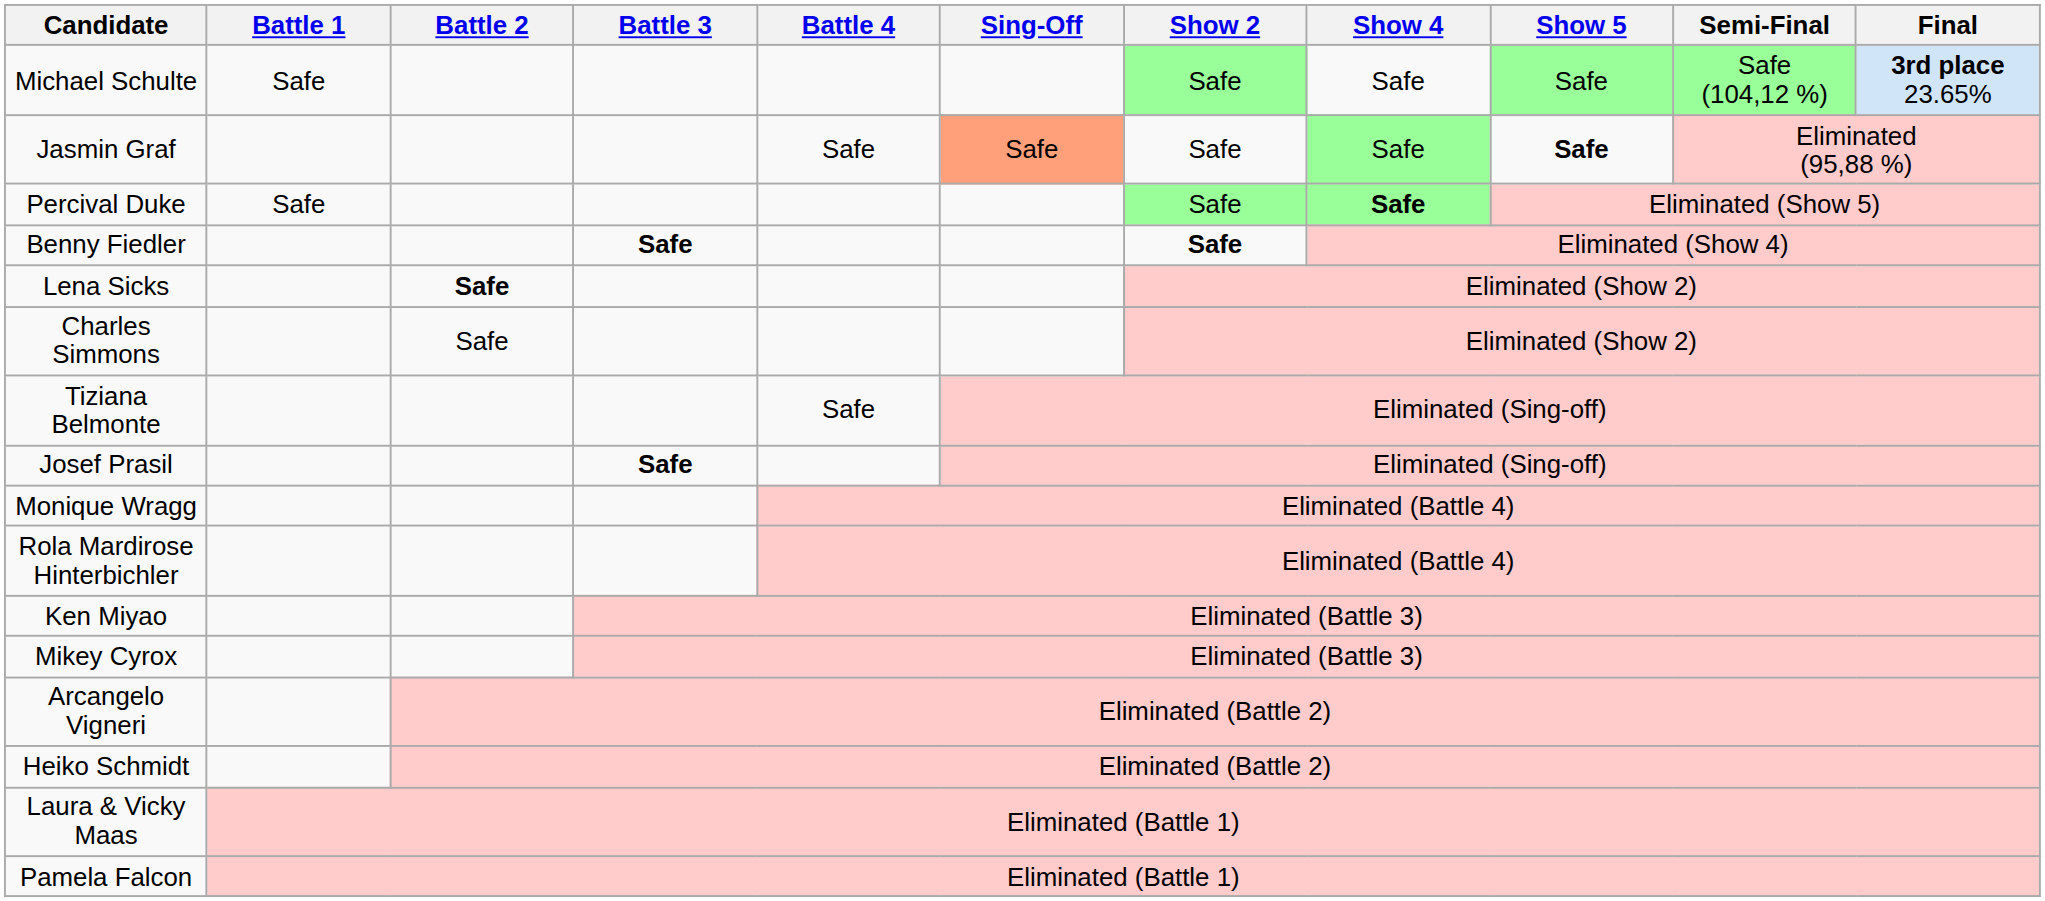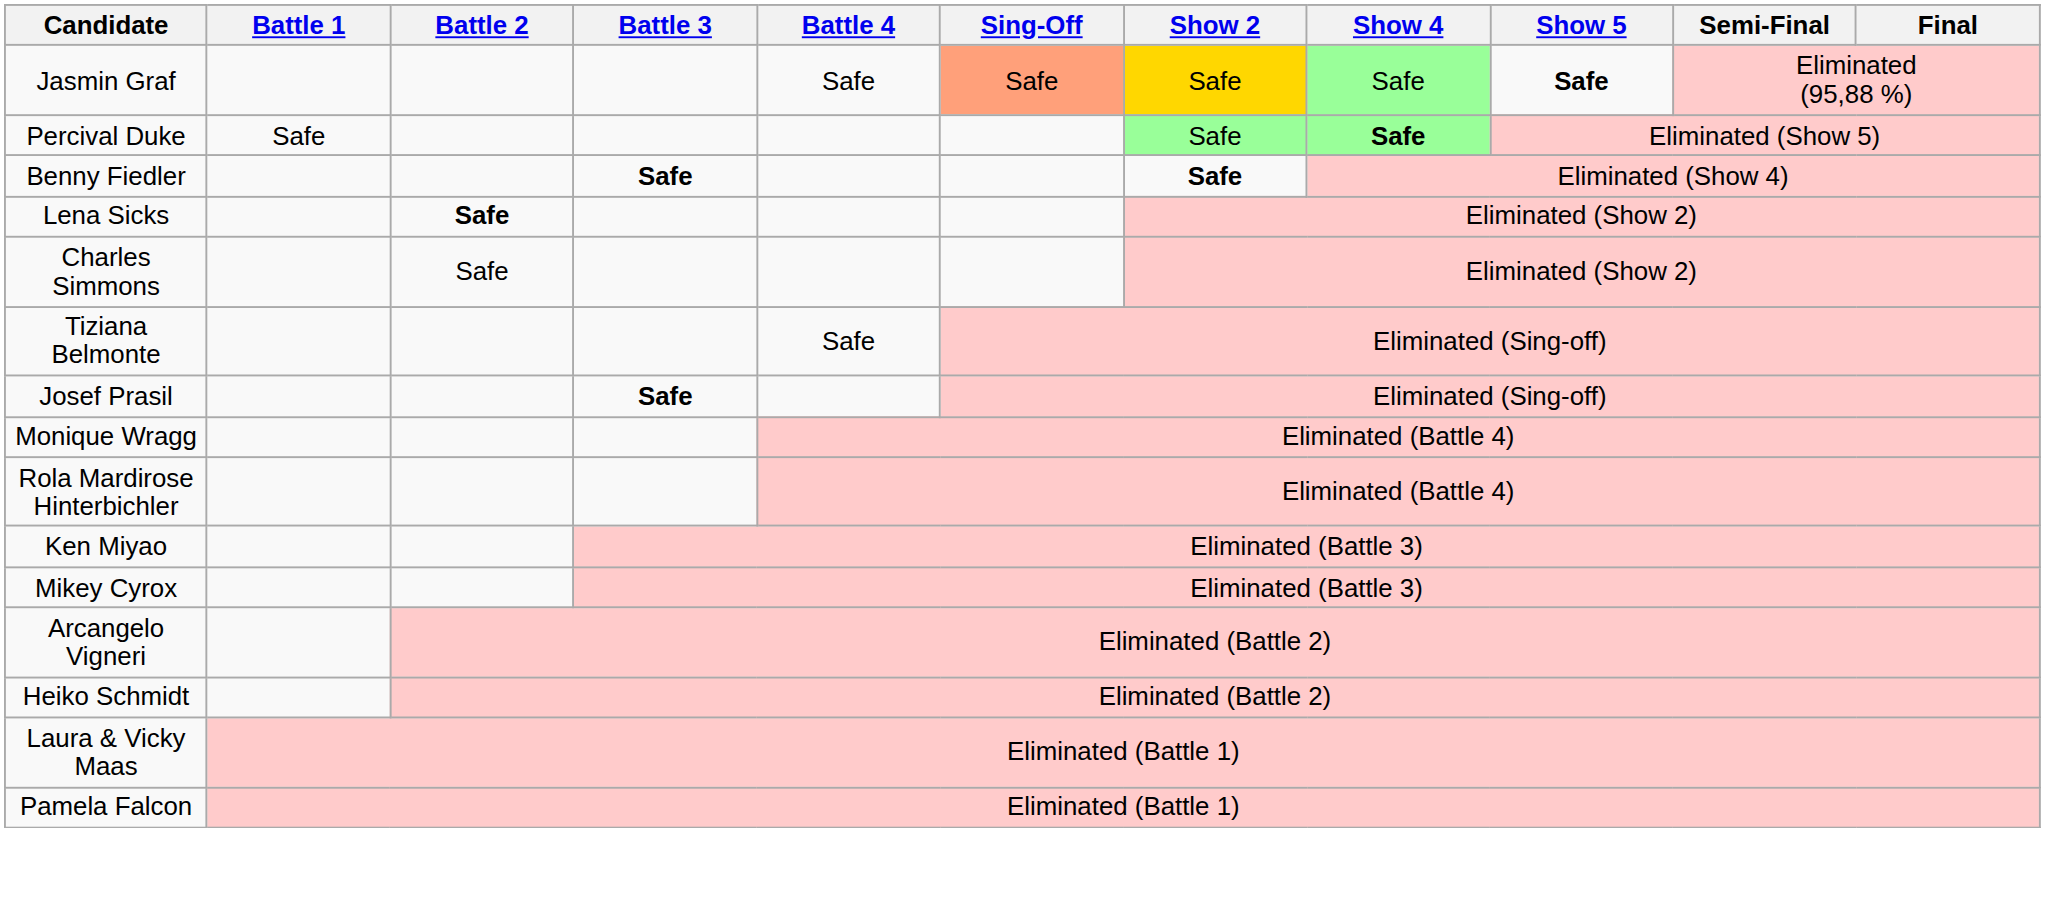- row: (106, 80)
(1215, 149) no background -> (1215, 80) gold background
